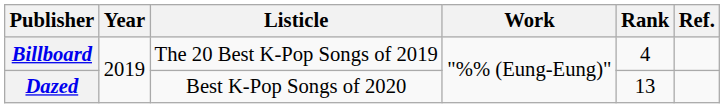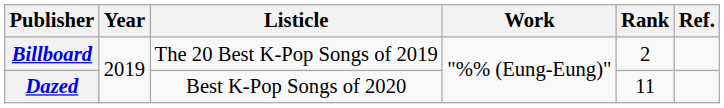(645, 53) 4 -> (645, 53) 2
(645, 86) 13 -> (645, 86) 11
